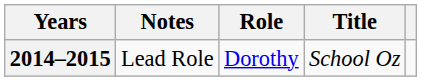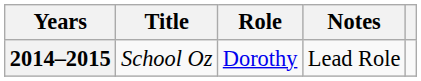columns swapped: (355, 22) <-> (167, 22)
